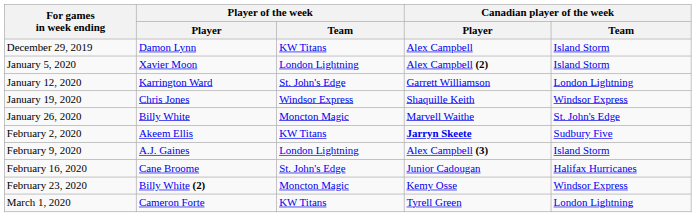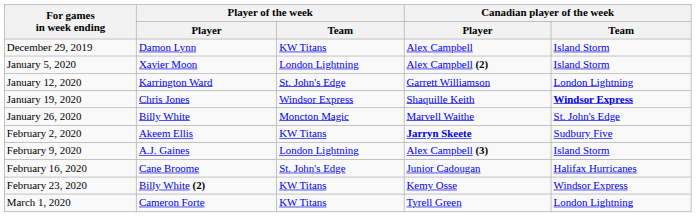(591, 99) normal -> (593, 99) bold
(314, 185) Moncton Magic -> (303, 185) KW Titans
